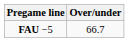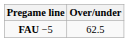(95, 29) 66.7 -> (95, 29) 62.5
